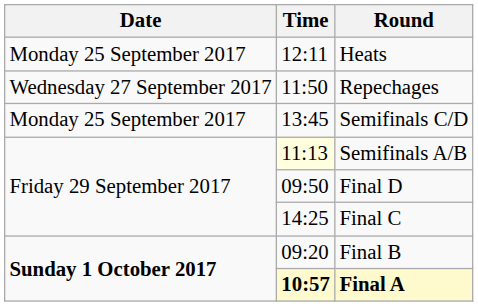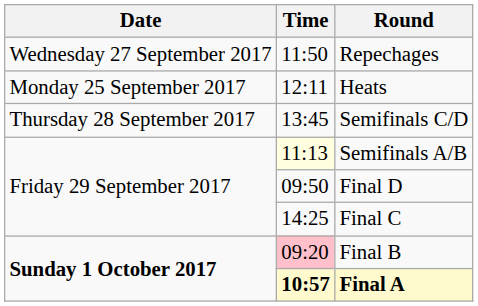rows swapped: (363, 53) <-> (389, 86)
(128, 119) Monday 25 September 2017 -> (132, 119) Thursday 28 September 2017
(305, 251) no background -> (305, 251) pink background
